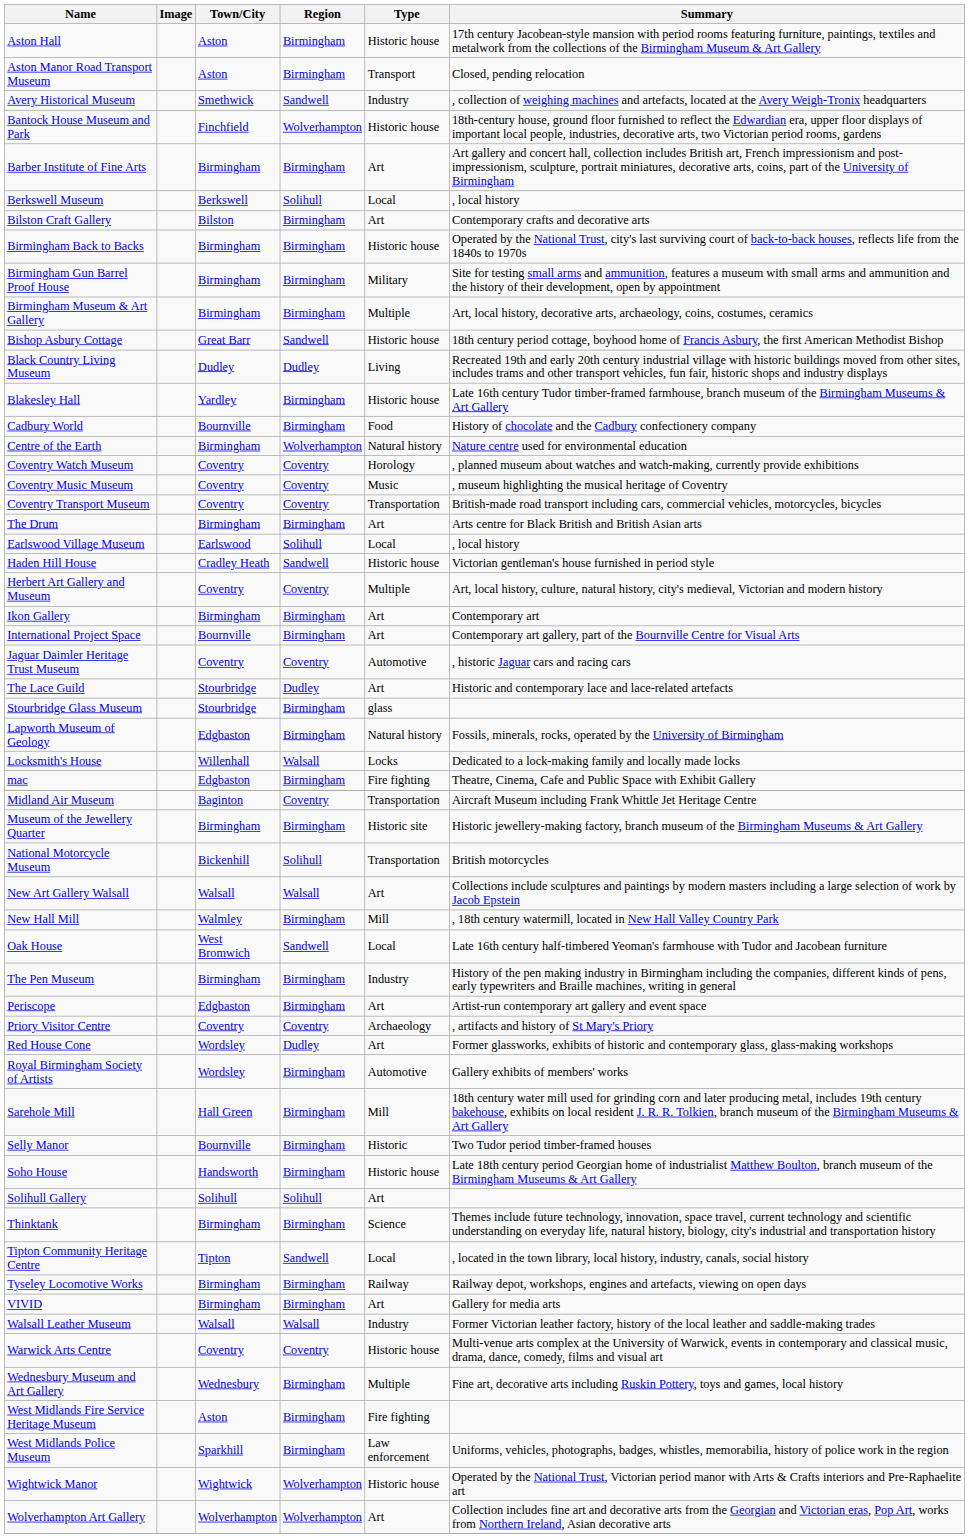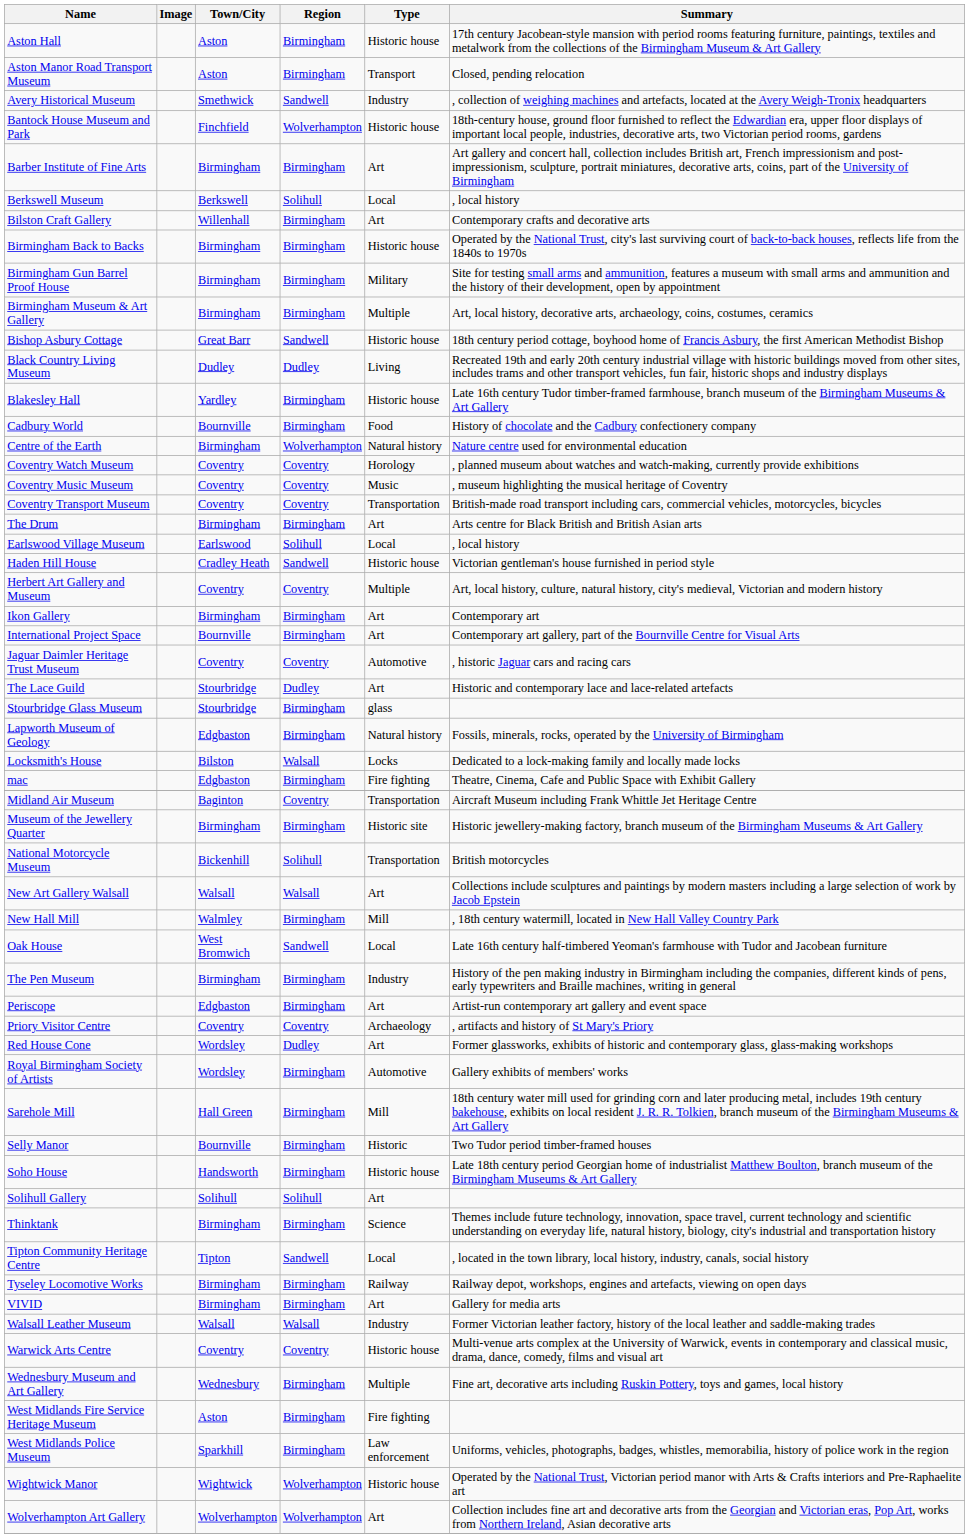(216, 220) Bilston -> (224, 220) Willenhall
(224, 761) Willenhall -> (216, 761) Bilston
